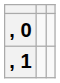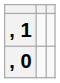rows swapped: (20, 29) <-> (20, 61)
